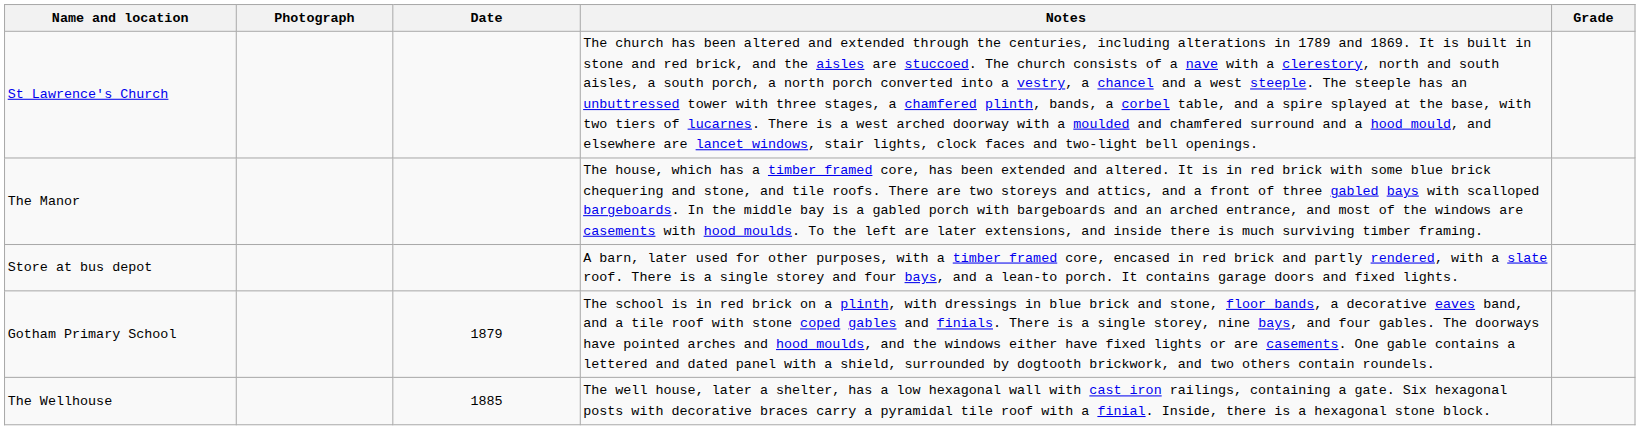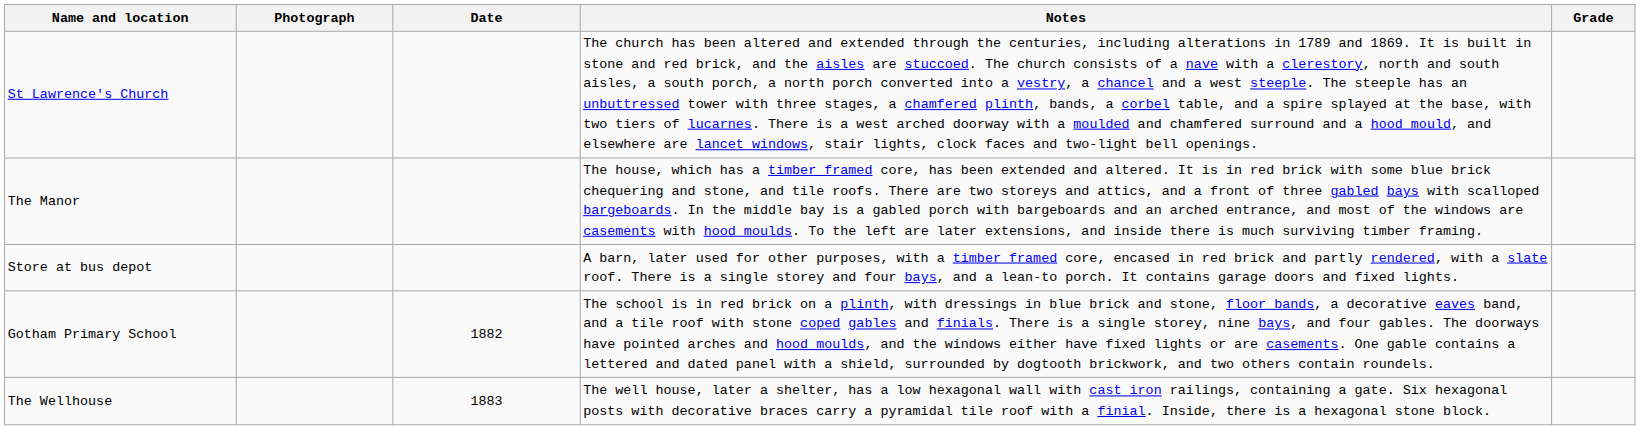(487, 334) 1879 -> (487, 334) 1882
(487, 401) 1885 -> (487, 401) 1883
